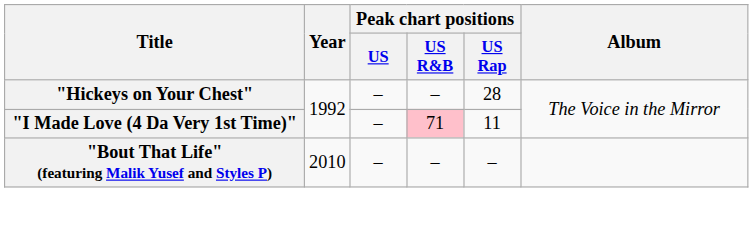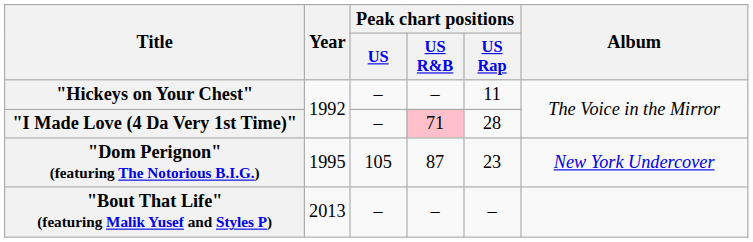(492, 94) 28 -> (492, 94) 11
(492, 123) 11 -> (492, 123) 28
+ row: (155, 162)
(327, 162) 2010 -> (327, 211) 2013
